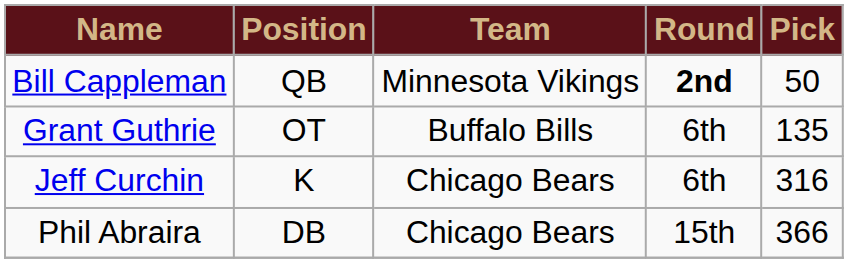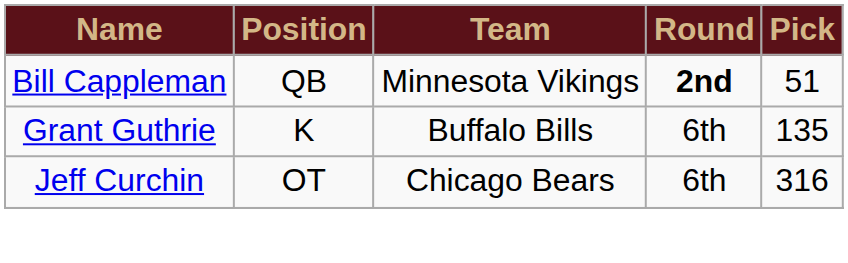(802, 80) 50 -> (802, 80) 51
(304, 130) OT -> (304, 130) K
(304, 181) K -> (304, 181) OT
- row: (119, 231)
